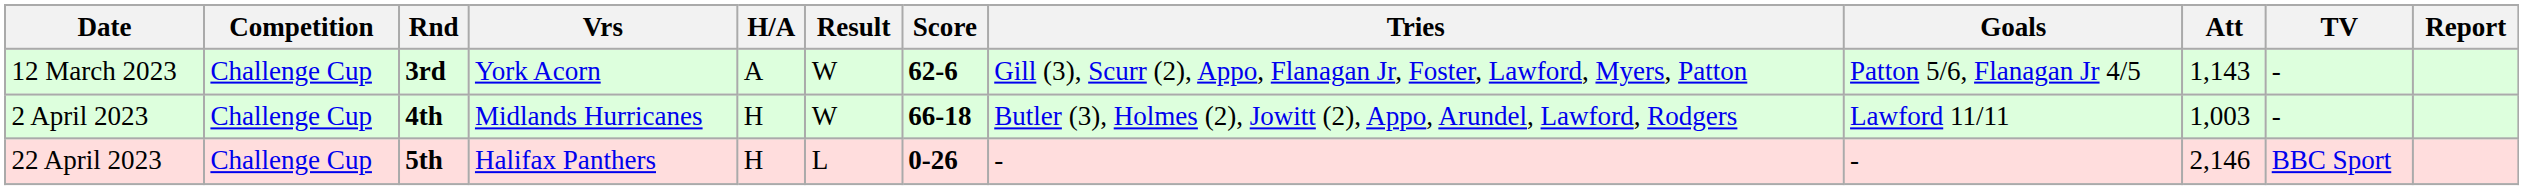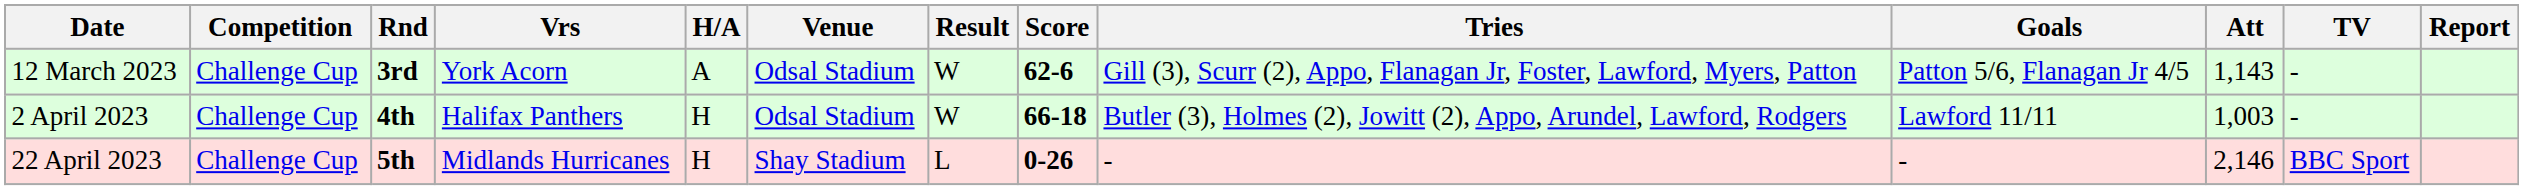+ column: (838, 26)
(589, 115) Midlands Hurricanes -> (532, 115) Halifax Panthers
(565, 160) Halifax Panthers -> (556, 160) Midlands Hurricanes
